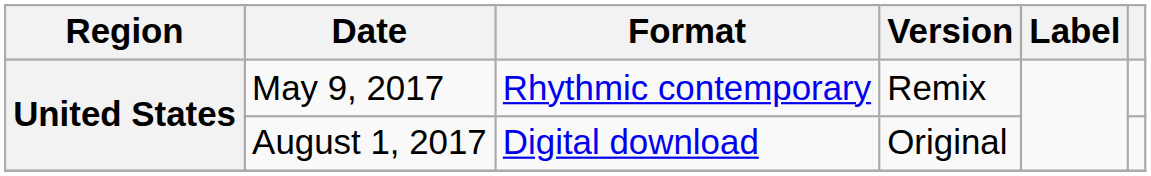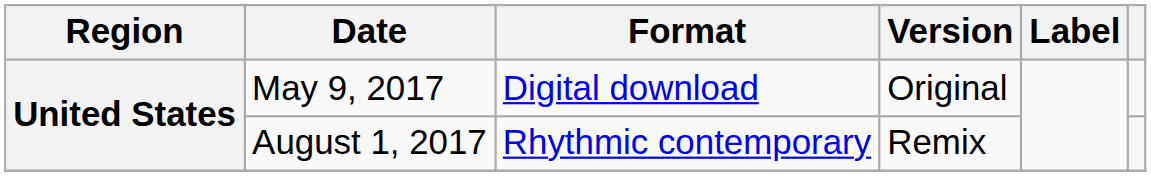(687, 87) Rhythmic contemporary -> (631, 87) Digital download
(937, 87) Remix -> (947, 87) Original
(631, 142) Digital download -> (687, 142) Rhythmic contemporary
(947, 142) Original -> (937, 142) Remix
